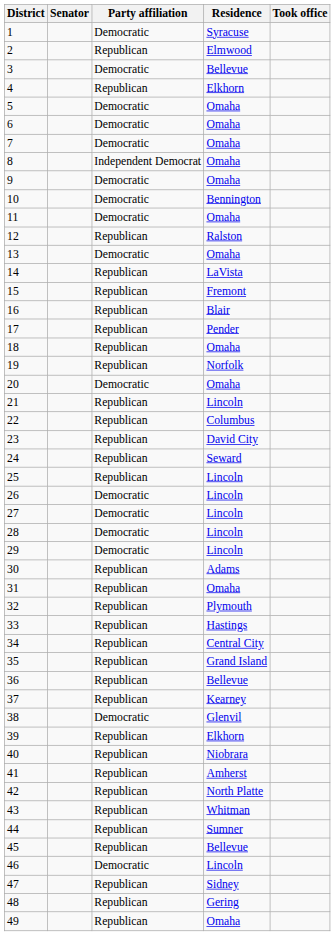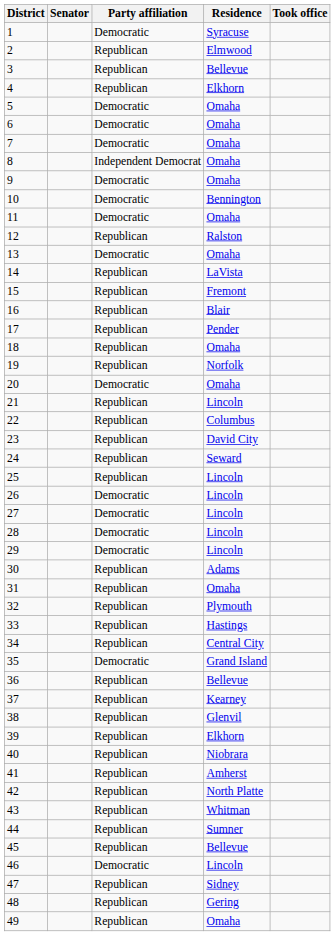(122, 69) Democratic -> (121, 69) Republican
(121, 662) Republican -> (122, 662) Democratic
(122, 717) Democratic -> (121, 717) Republican
